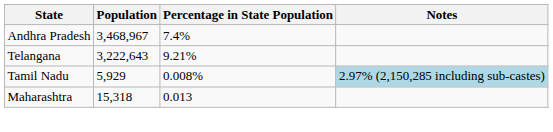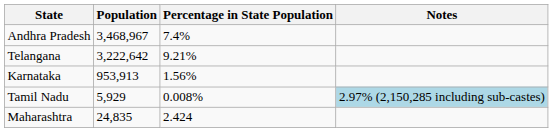(122, 55) 3,222,643 -> (122, 55) 3,222,642
+ row: (34, 76)
(114, 96) 15,318 -> (114, 117) 24,835
(178, 96) 0.013 -> (178, 117) 2.424
